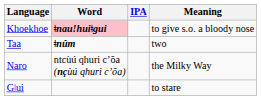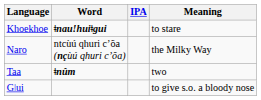(80, 28) pink background -> (80, 28) no background
(203, 28) to give s.o. a bloody nose -> (166, 28) to stare
rows swapped: (17, 66) <-> (14, 44)
(166, 87) to stare -> (203, 87) to give s.o. a bloody nose
